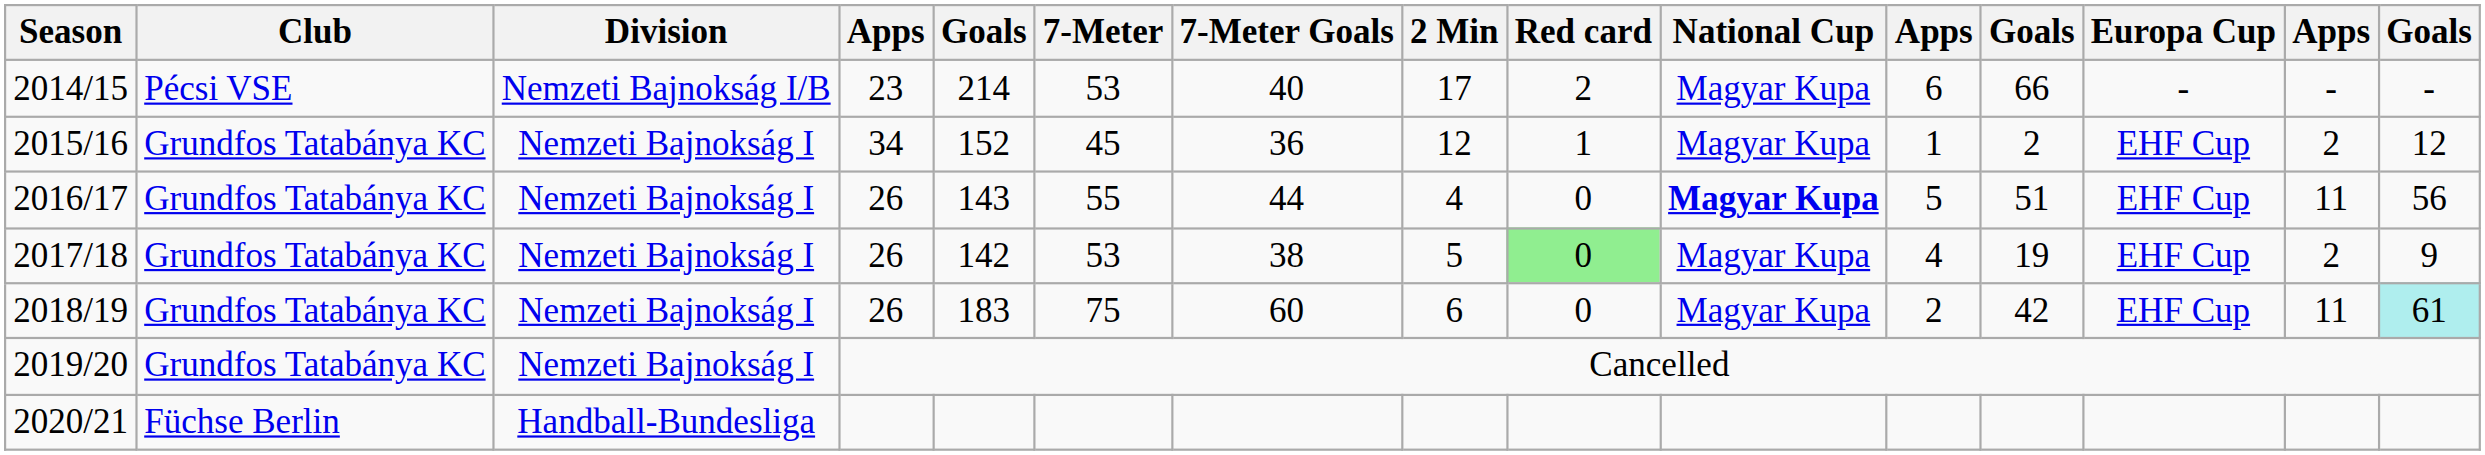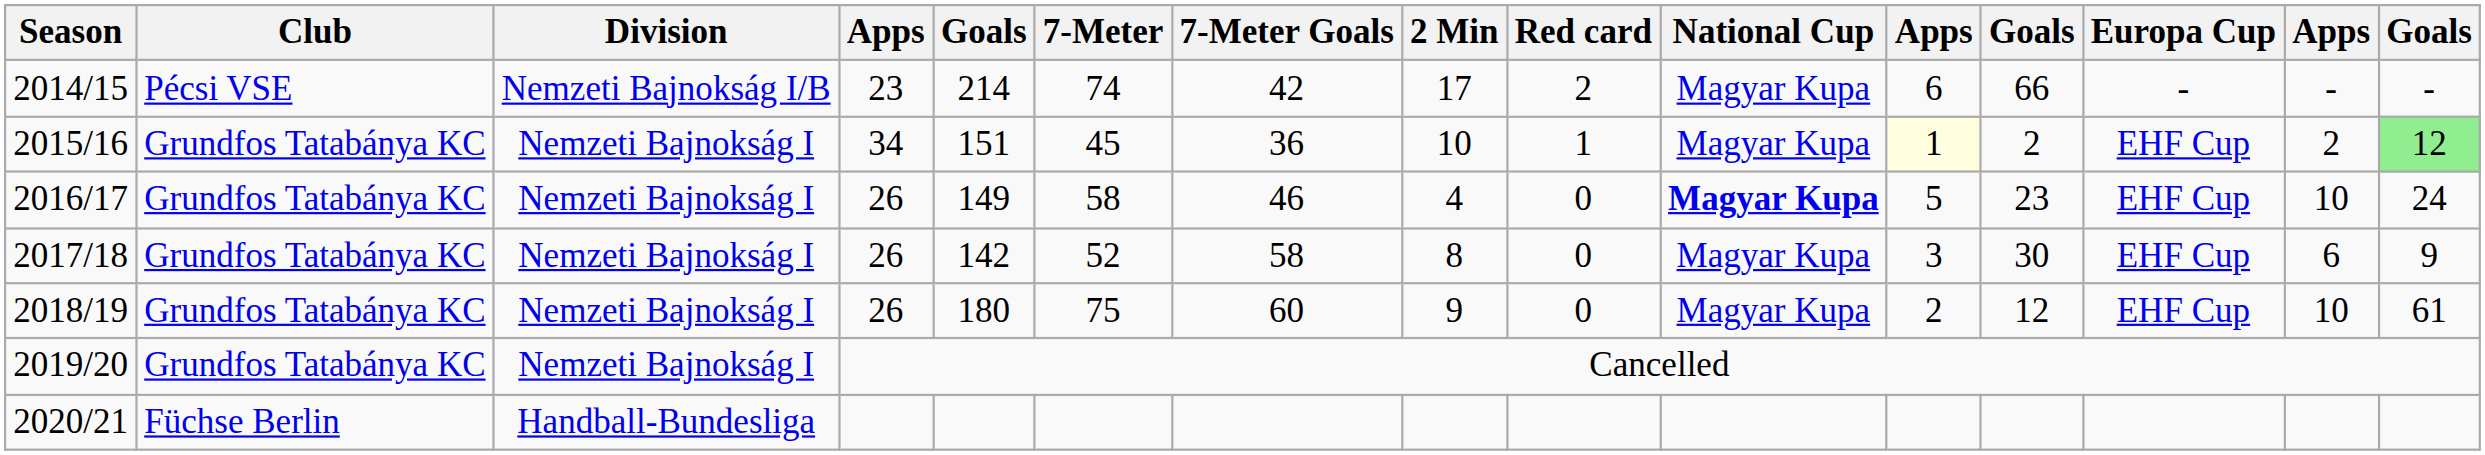(1103, 87) 53 -> (1103, 87) 74
(1287, 87) 40 -> (1287, 87) 42
(984, 143) 152 -> (984, 143) 151
(1454, 143) 12 -> (1454, 143) 10
(1934, 143) no background -> (1934, 143) lightyellow background
(2429, 143) no background -> (2429, 143) lightgreen background
(984, 198) 143 -> (984, 198) 149
(1103, 198) 55 -> (1103, 198) 58
(1287, 198) 44 -> (1287, 198) 46
(2032, 198) 51 -> (2032, 198) 23
(2331, 198) 11 -> (2331, 198) 10
(2429, 198) 56 -> (2429, 198) 24
(1103, 254) 53 -> (1103, 254) 52
(1287, 254) 38 -> (1287, 254) 58
(1454, 254) 5 -> (1454, 254) 8
(1583, 254) lightgreen background -> (1583, 254) no background
(1934, 254) 4 -> (1934, 254) 3
(2032, 254) 19 -> (2032, 254) 30
(2331, 254) 2 -> (2331, 254) 6
(984, 310) 183 -> (984, 310) 180
(1454, 310) 6 -> (1454, 310) 9
(2032, 310) 42 -> (2032, 310) 12
(2331, 310) 11 -> (2331, 310) 10
(2429, 310) paleturquoise background -> (2429, 310) no background
